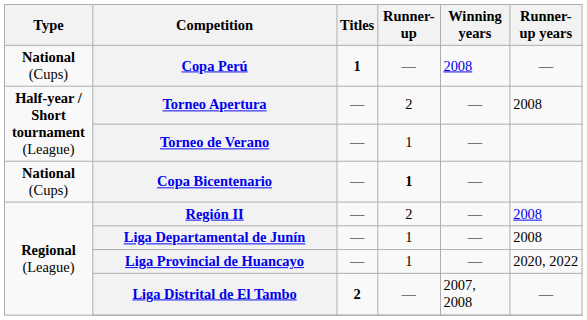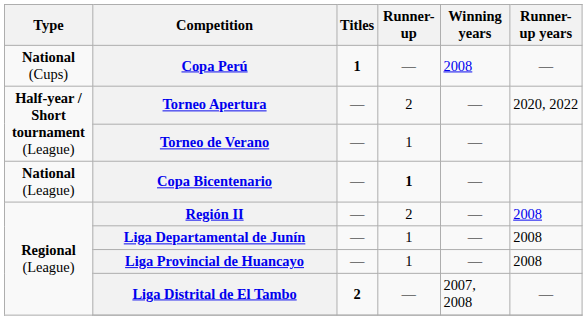(528, 105) 2008 -> (546, 105) 2020, 2022
(48, 182) National (Cups) -> (48, 182) National (League)
(546, 262) 2020, 2022 -> (528, 262) 2008
